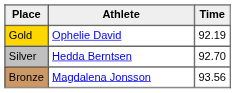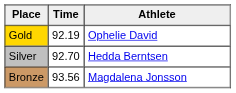columns swapped: (121, 15) <-> (212, 15)
